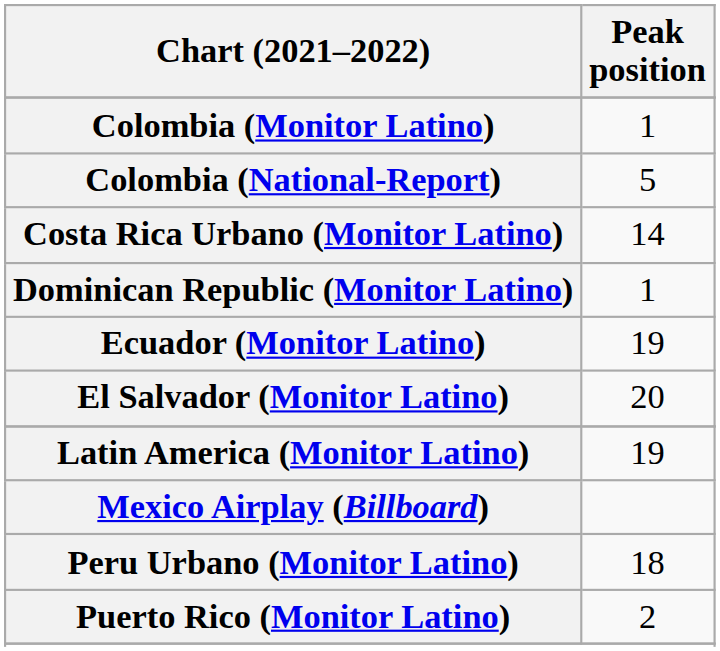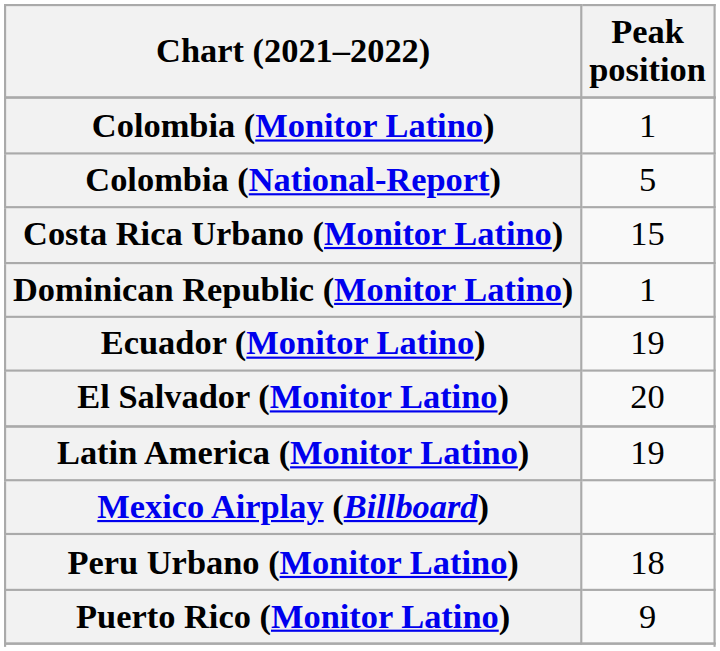(647, 234) 14 -> (647, 234) 15
(647, 616) 2 -> (647, 616) 9
